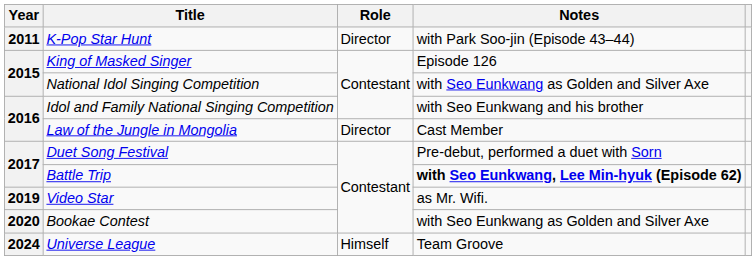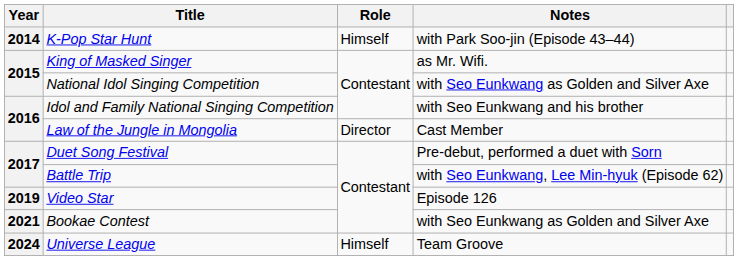(24, 38) 2011 -> (24, 38) 2014
(366, 38) Director -> (364, 38) Himself
(457, 61) Episode 126 -> (452, 61) as Mr. Wifi.
(579, 175) bold -> (570, 175) normal
(452, 198) as Mr. Wifi. -> (457, 198) Episode 126
(24, 221) 2020 -> (24, 221) 2021
